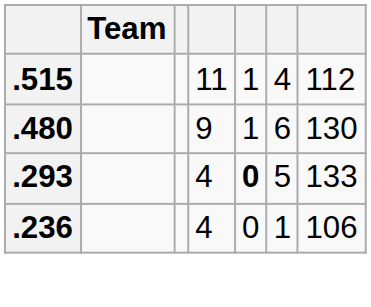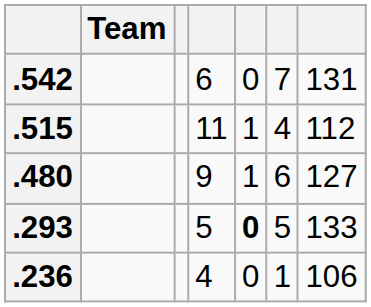+ row: (43, 78)
(332, 128) 130 -> (332, 177) 127
(204, 177) 4 -> (204, 227) 5
